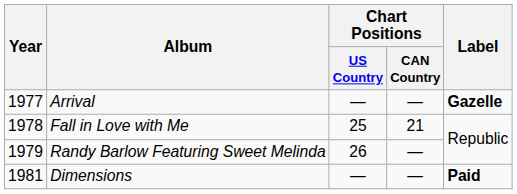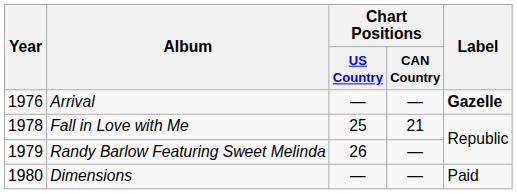(26, 101) 1977 -> (26, 101) 1976
(26, 176) 1981 -> (26, 176) 1980
(464, 176) bold -> (463, 176) normal
